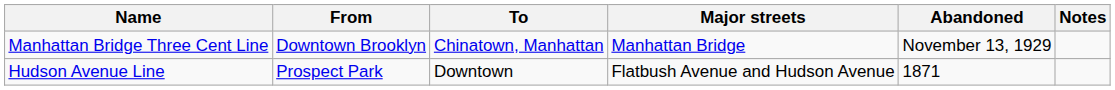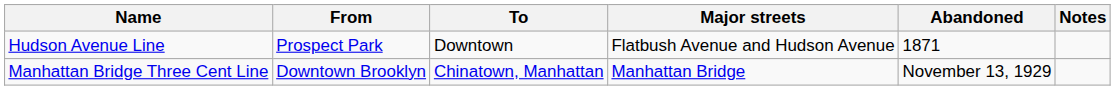rows swapped: (138, 44) <-> (87, 71)
